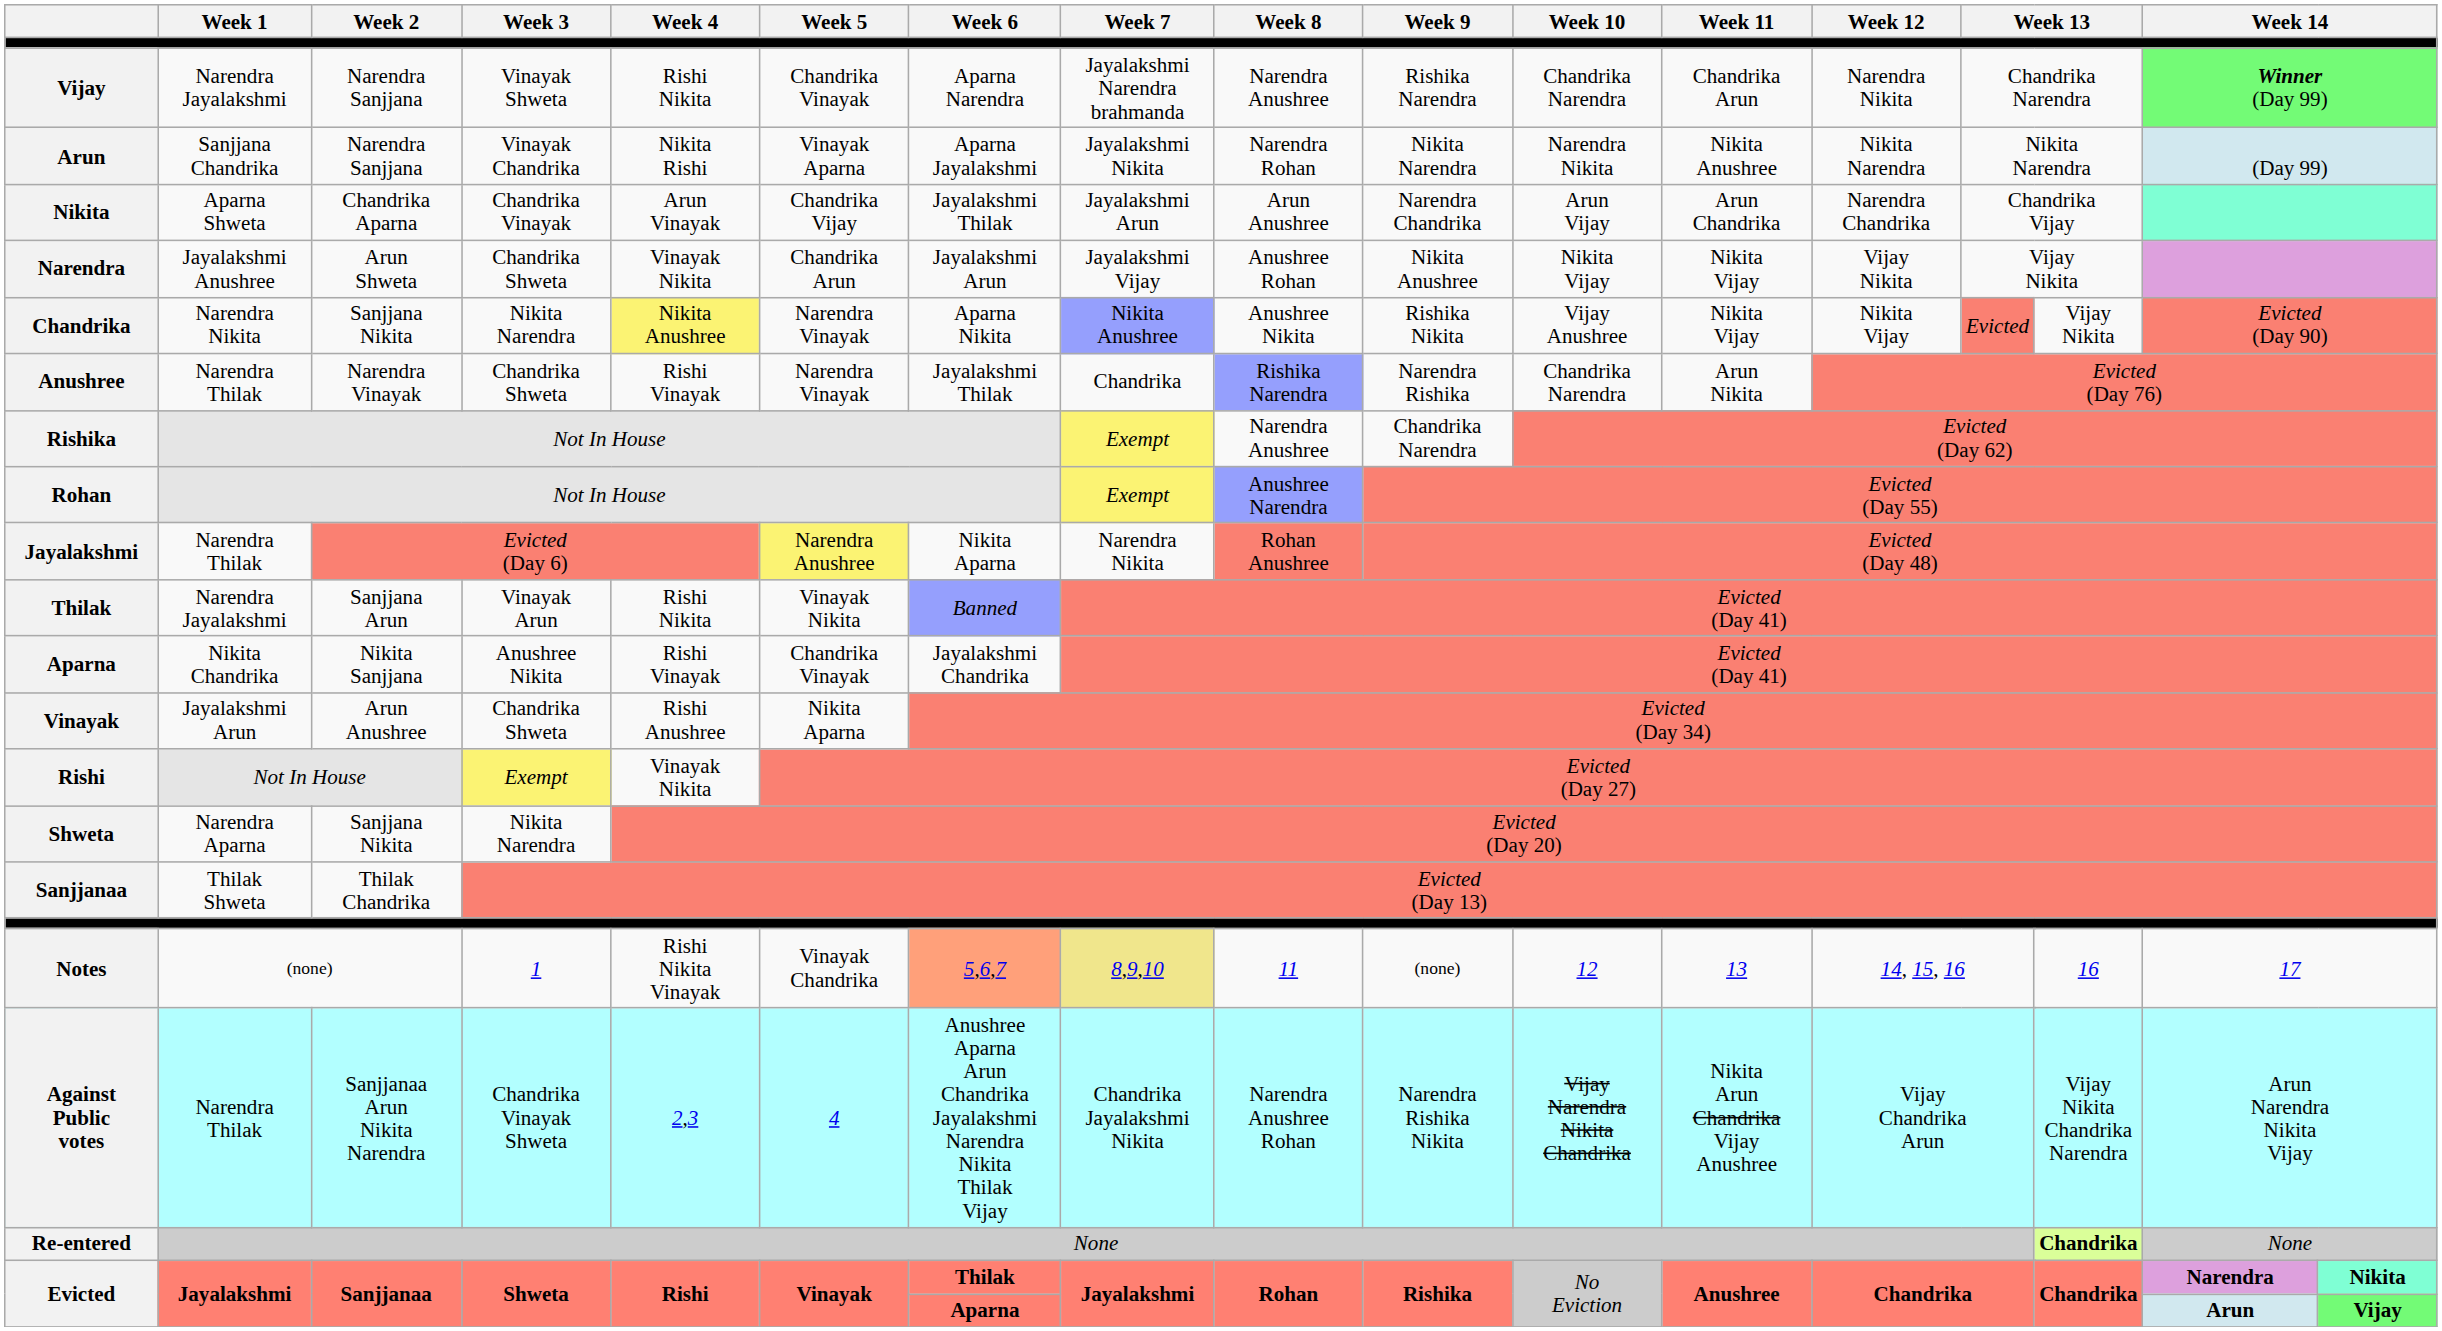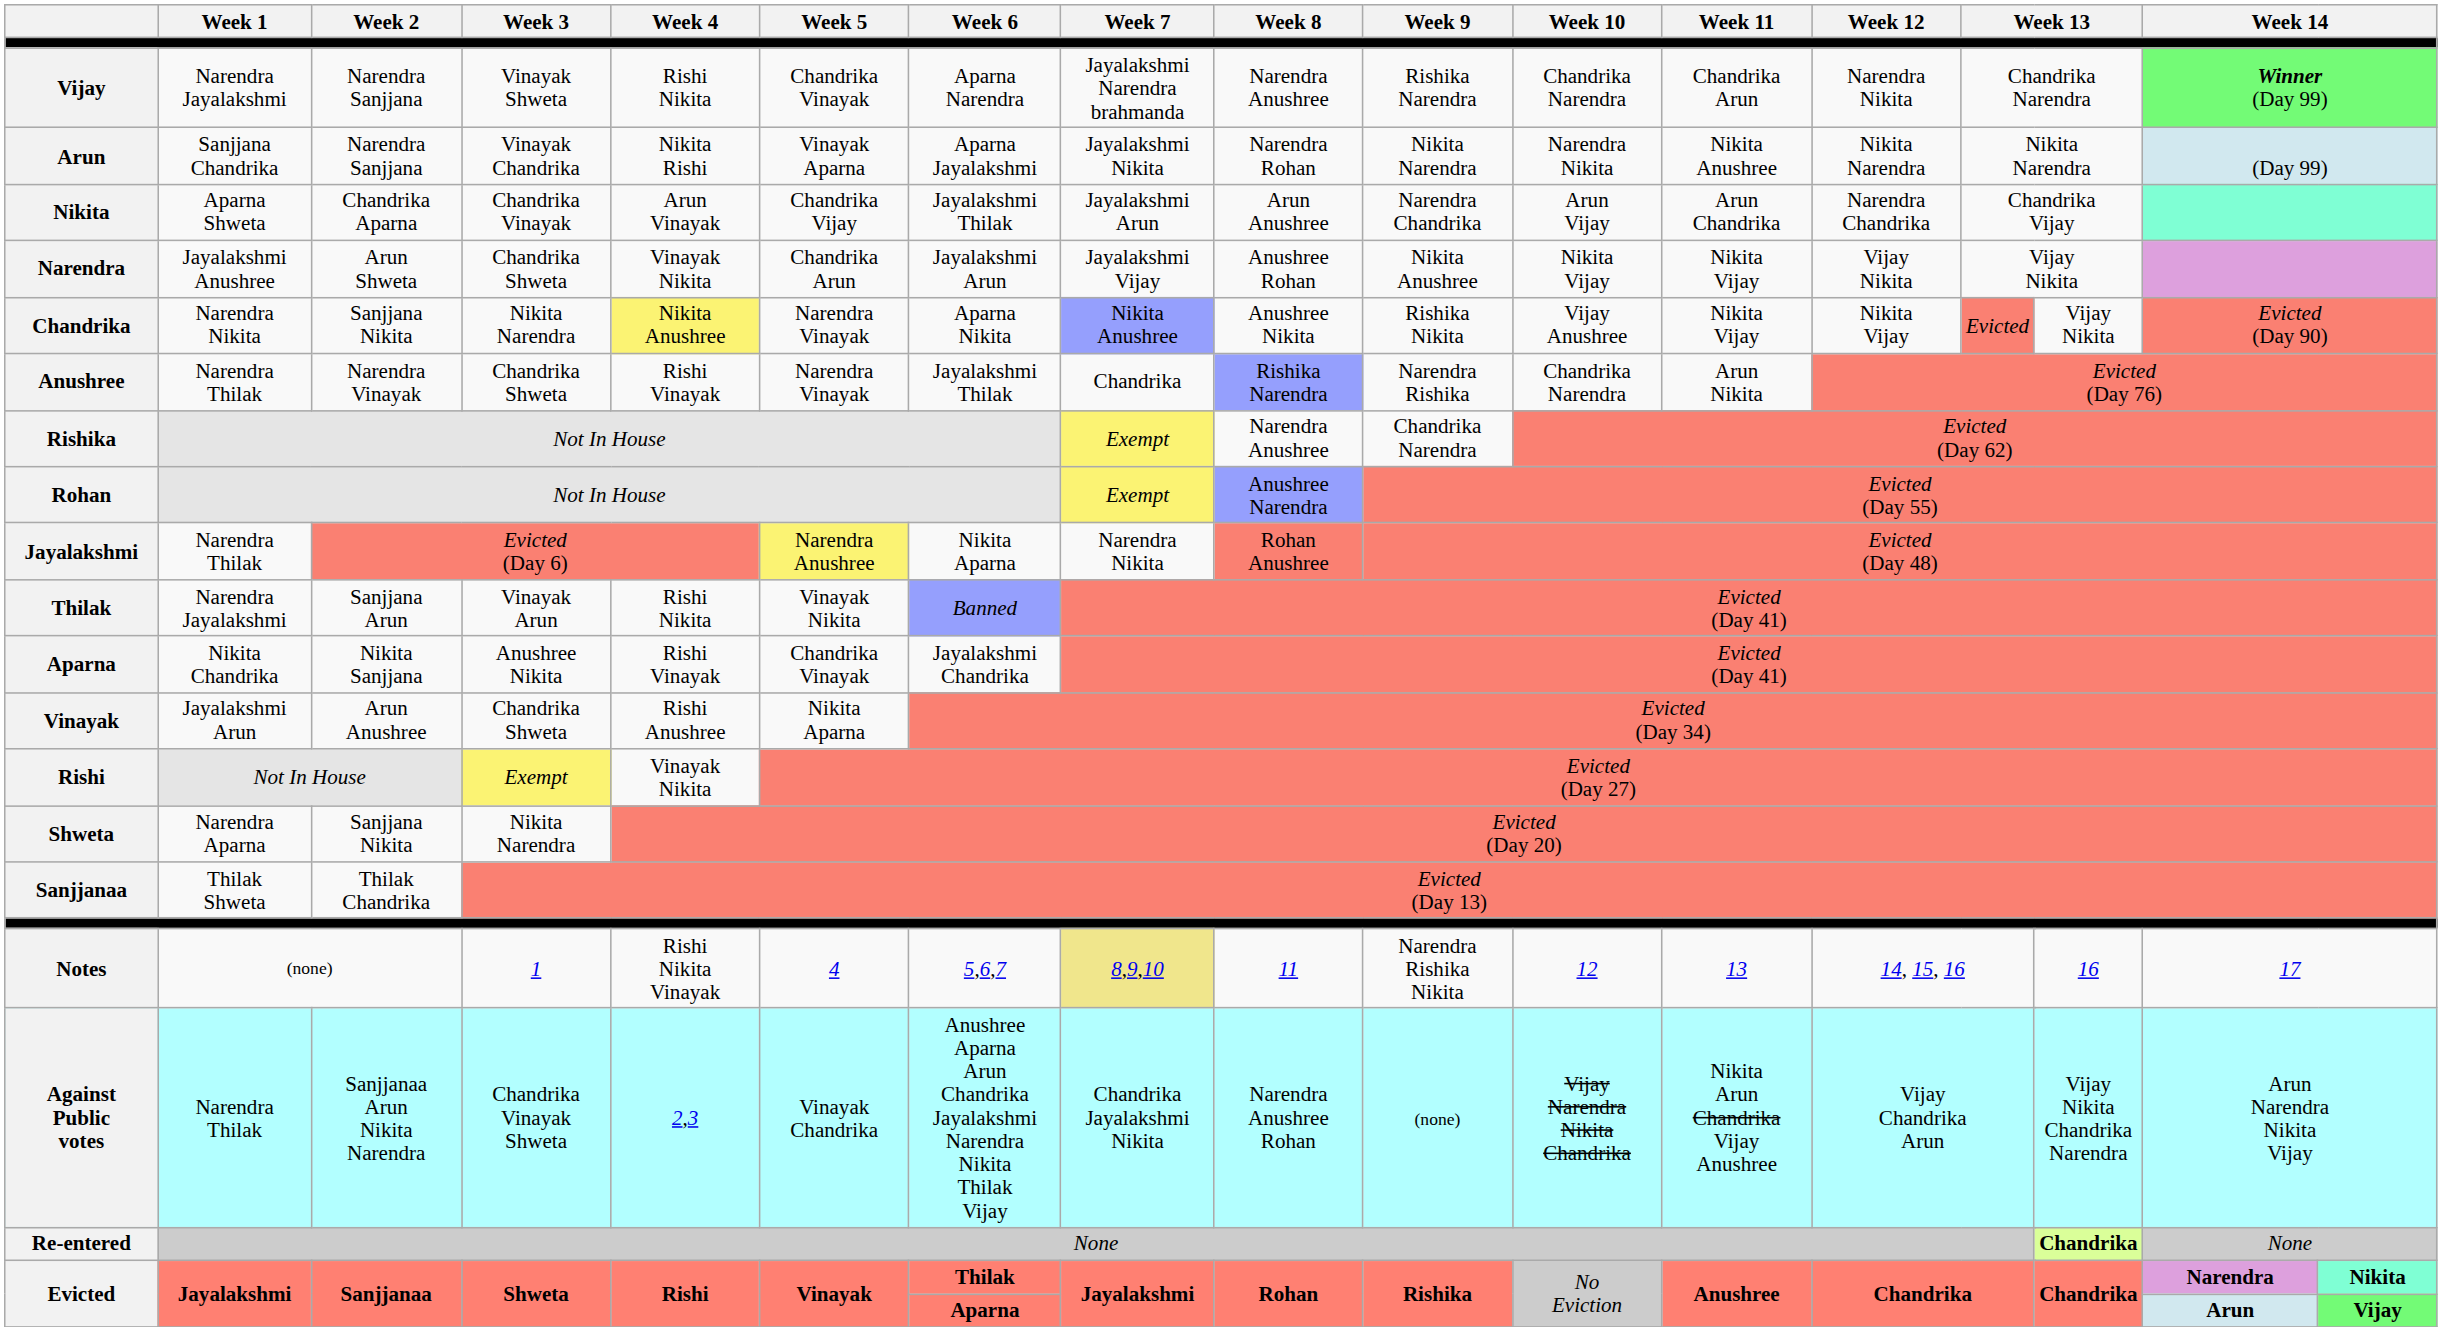(834, 968) Vinayak Chandrika -> (834, 968) 4
(985, 968) lightsalmon background -> (985, 968) no background
(1437, 968) (none) -> (1437, 968) Narendra Rishika Nikita
(834, 1117) 4 -> (834, 1117) Vinayak Chandrika
(1437, 1117) Narendra Rishika Nikita -> (1437, 1117) (none)
